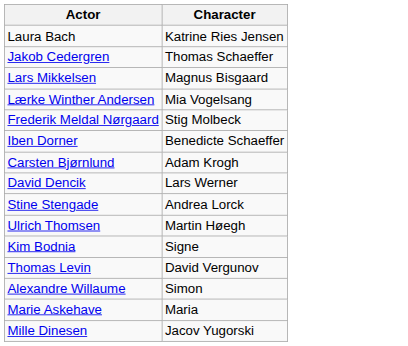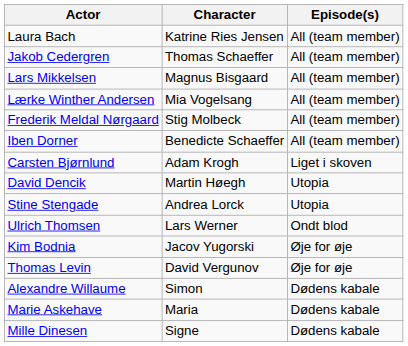+ column: (345, 15)
(201, 183) Lars Werner -> (205, 183) Martin Høegh
(205, 225) Martin Høegh -> (201, 225) Lars Werner
(182, 246) Signe -> (209, 246) Jacov Yugorski
(209, 330) Jacov Yugorski -> (182, 330) Signe
